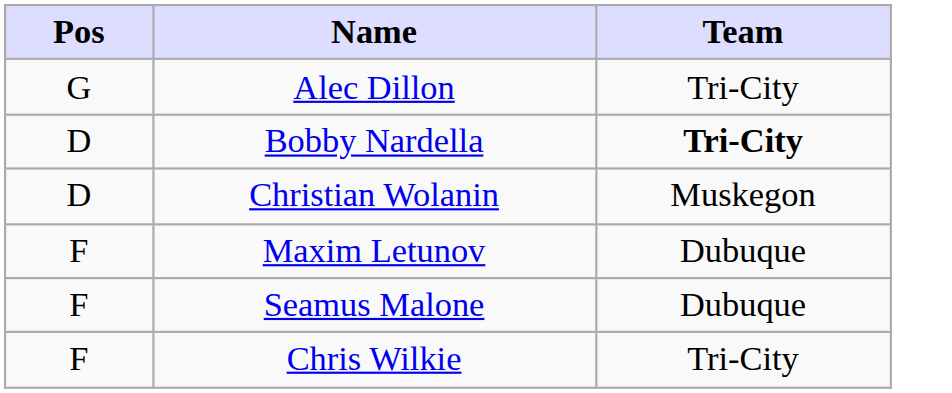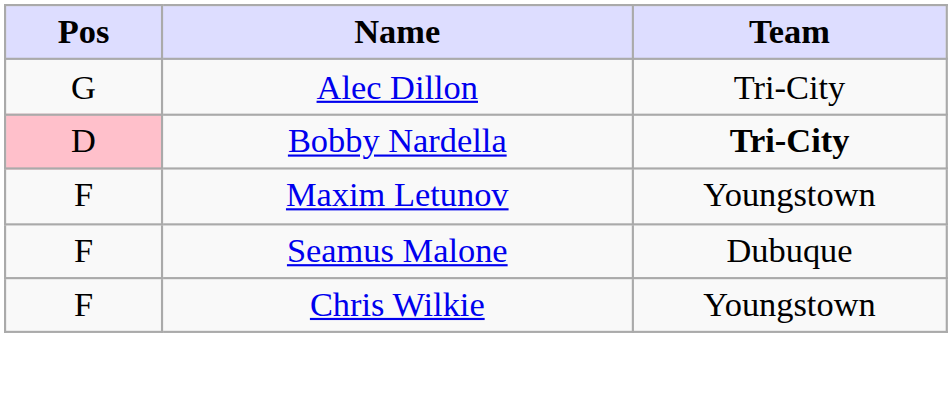(79, 140) no background -> (84, 140) pink background
- row: (374, 195)
(743, 250) Dubuque -> (789, 195) Youngstown
(743, 359) Tri-City -> (789, 304) Youngstown
